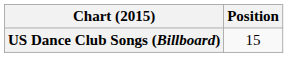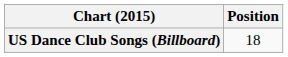(253, 40) 15 -> (253, 40) 18
